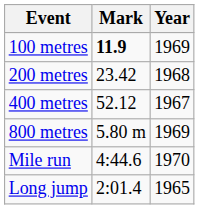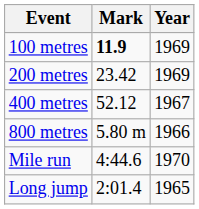(172, 75) 1968 -> (172, 75) 1969
(172, 132) 1969 -> (172, 132) 1966
